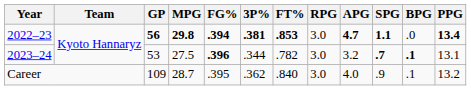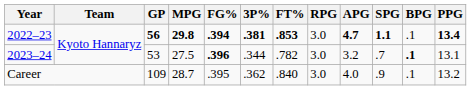(411, 34) .0 -> (411, 34) .1
(380, 54) bold -> (380, 54) normal
